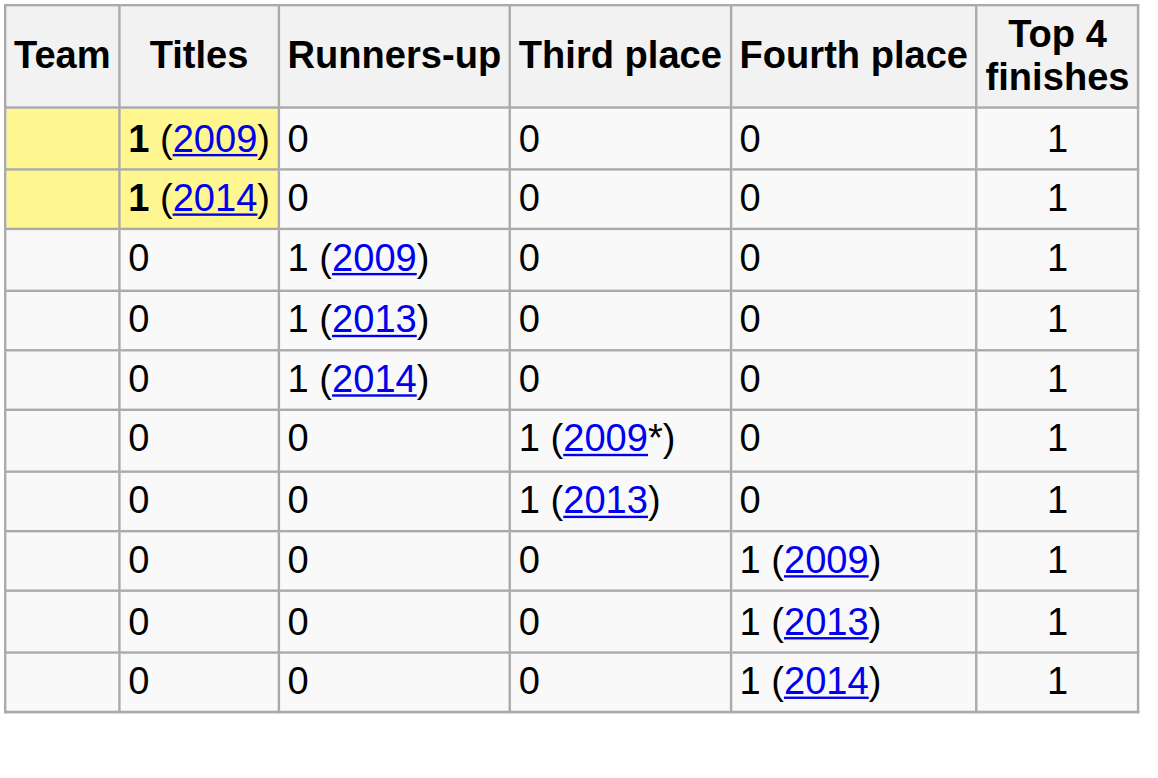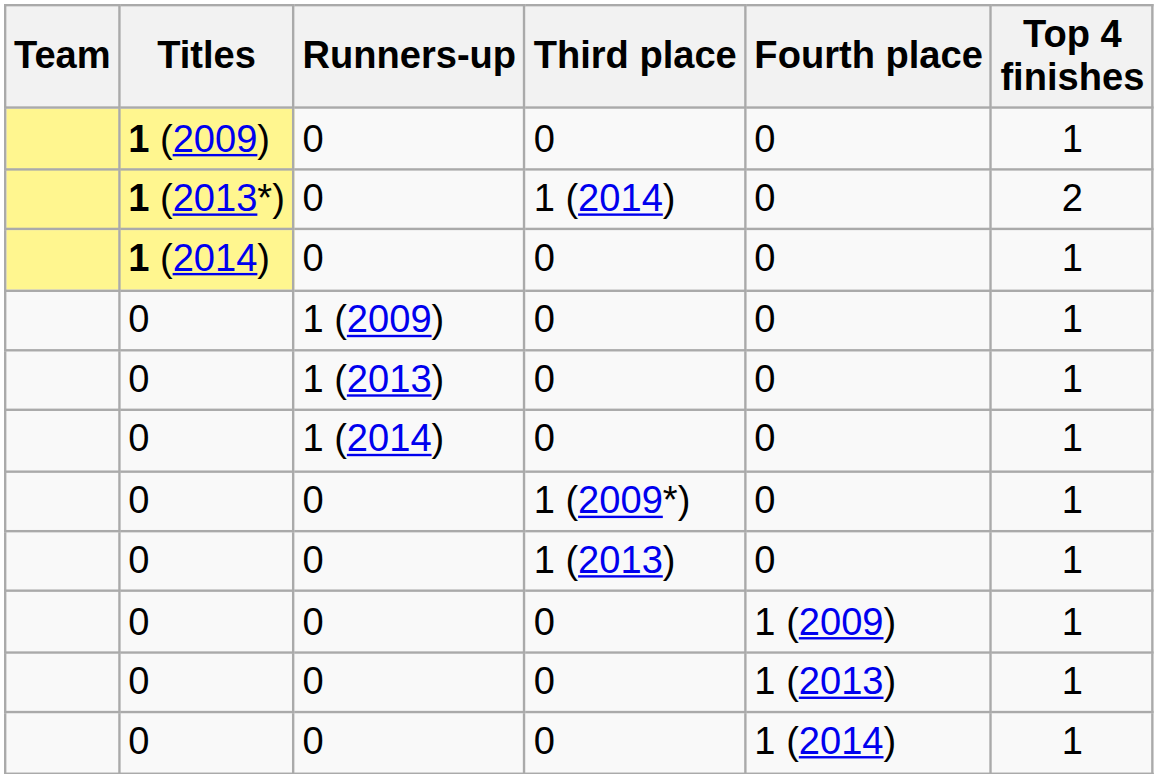+ row: (207, 198)
